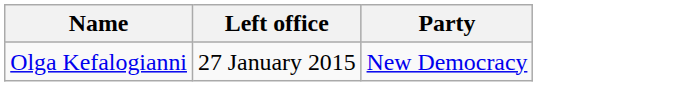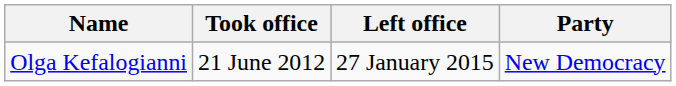+ column: (262, 23)
